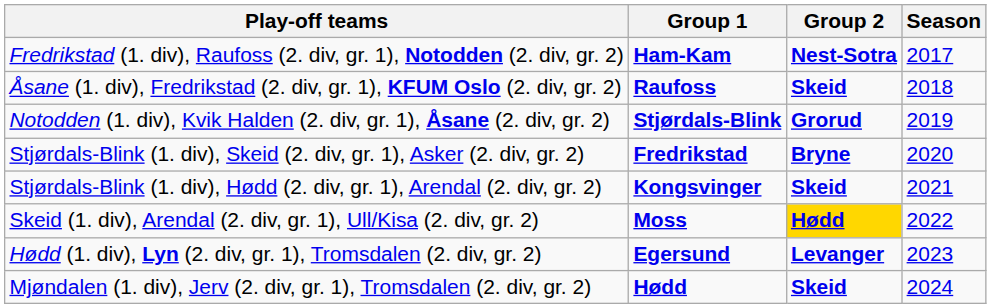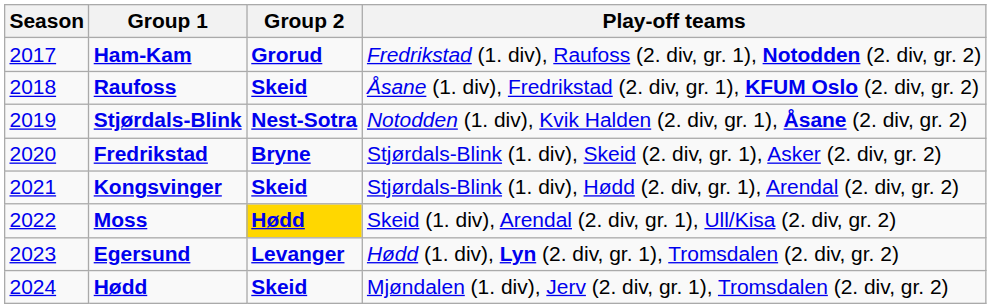columns swapped: (944, 21) <-> (317, 21)
(844, 54) Nest-Sotra -> (287, 54) Grorud
(826, 120) Grorud -> (304, 120) Nest-Sotra
